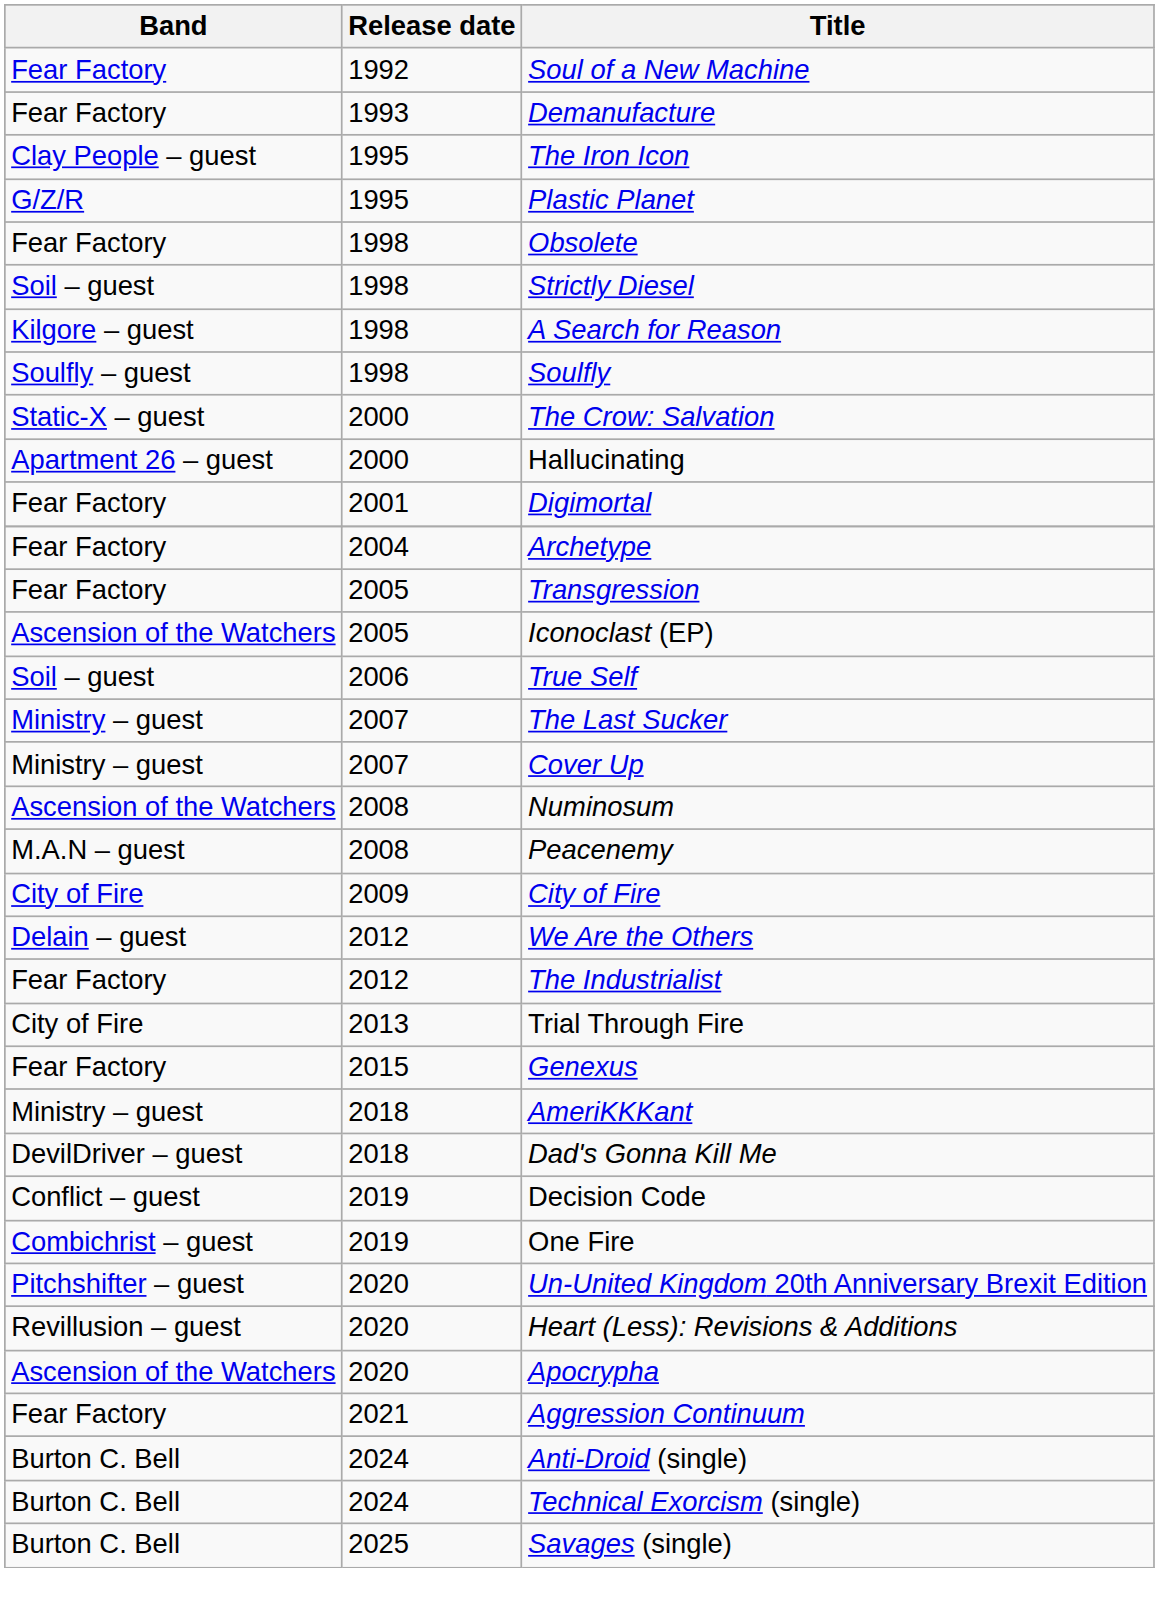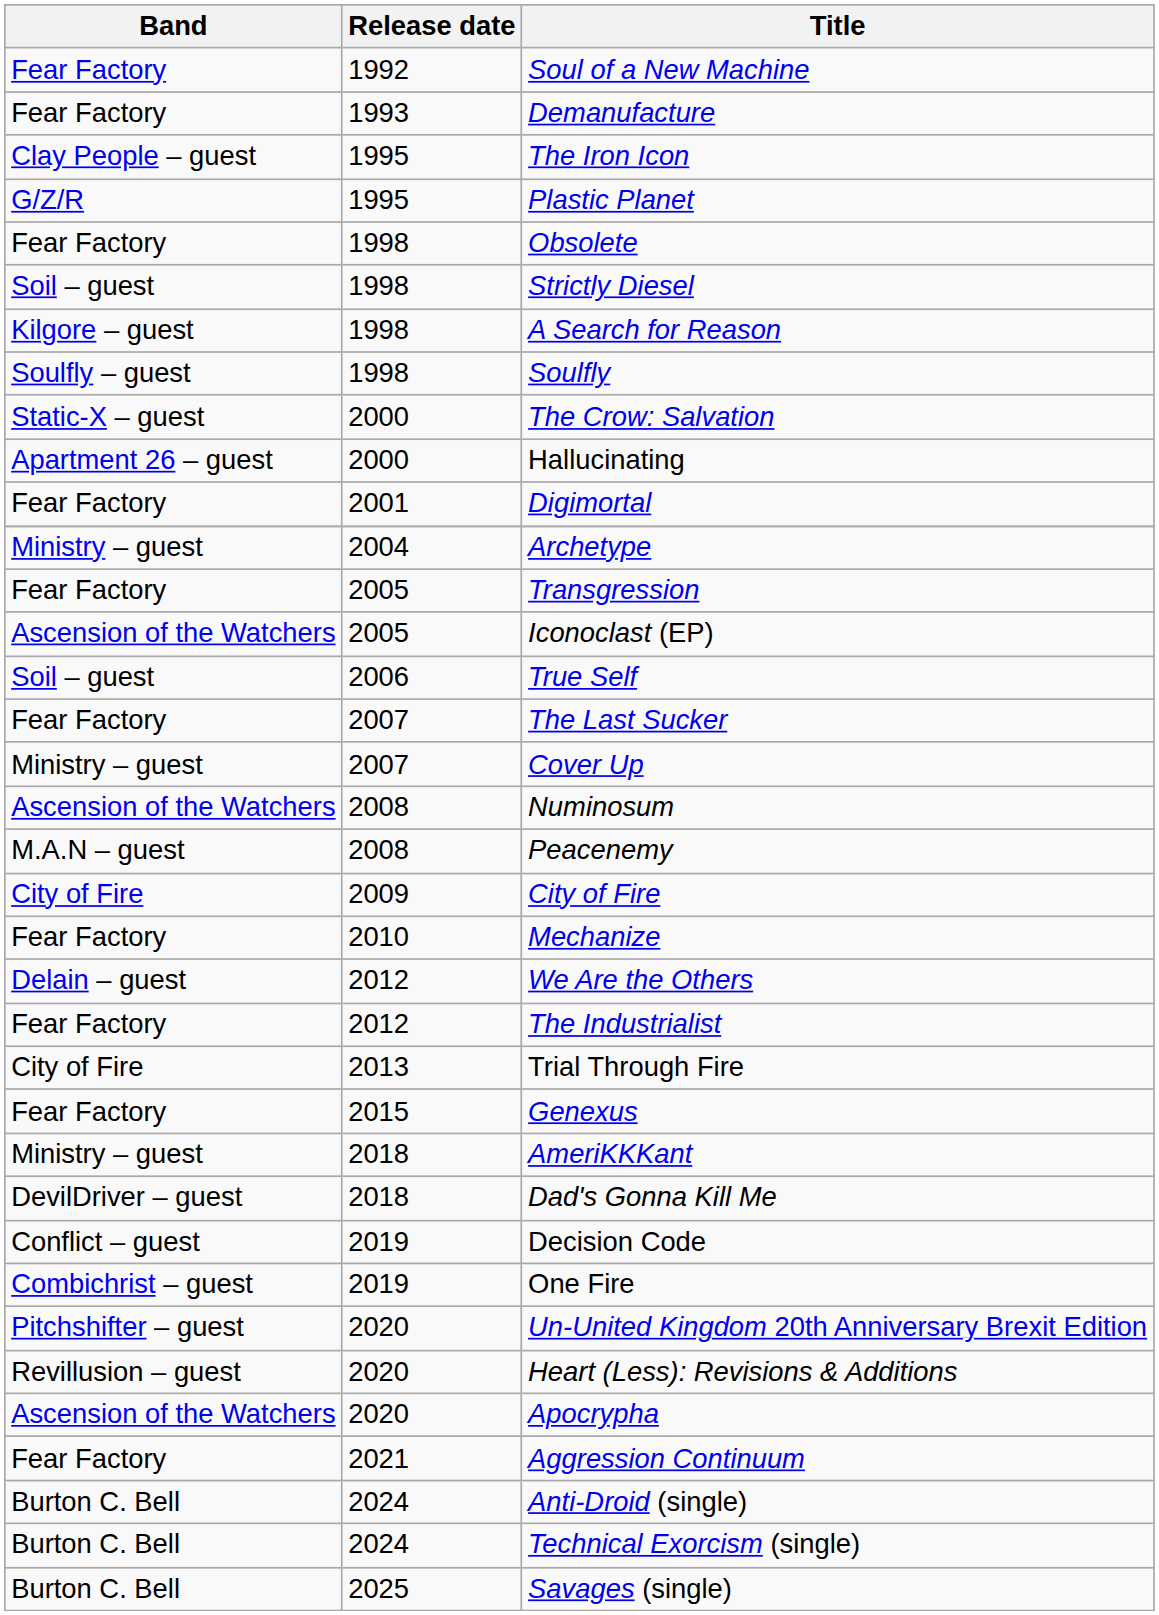(89, 546) Fear Factory -> (107, 546) Ministry – guest
(107, 720) Ministry – guest -> (89, 720) Fear Factory
+ row: (594, 937)
